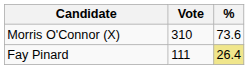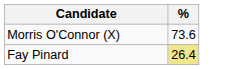- column: (191, 14)
